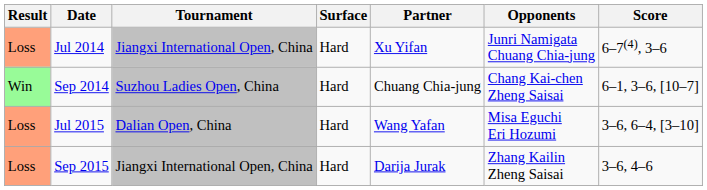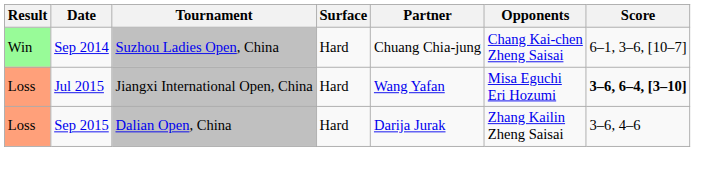- row: (79, 47)
(174, 126) Dalian Open, China -> (214, 86) Jiangxi International Open, China
(650, 126) normal -> (638, 86) bold
(214, 165) Jiangxi International Open, China -> (174, 126) Dalian Open, China
